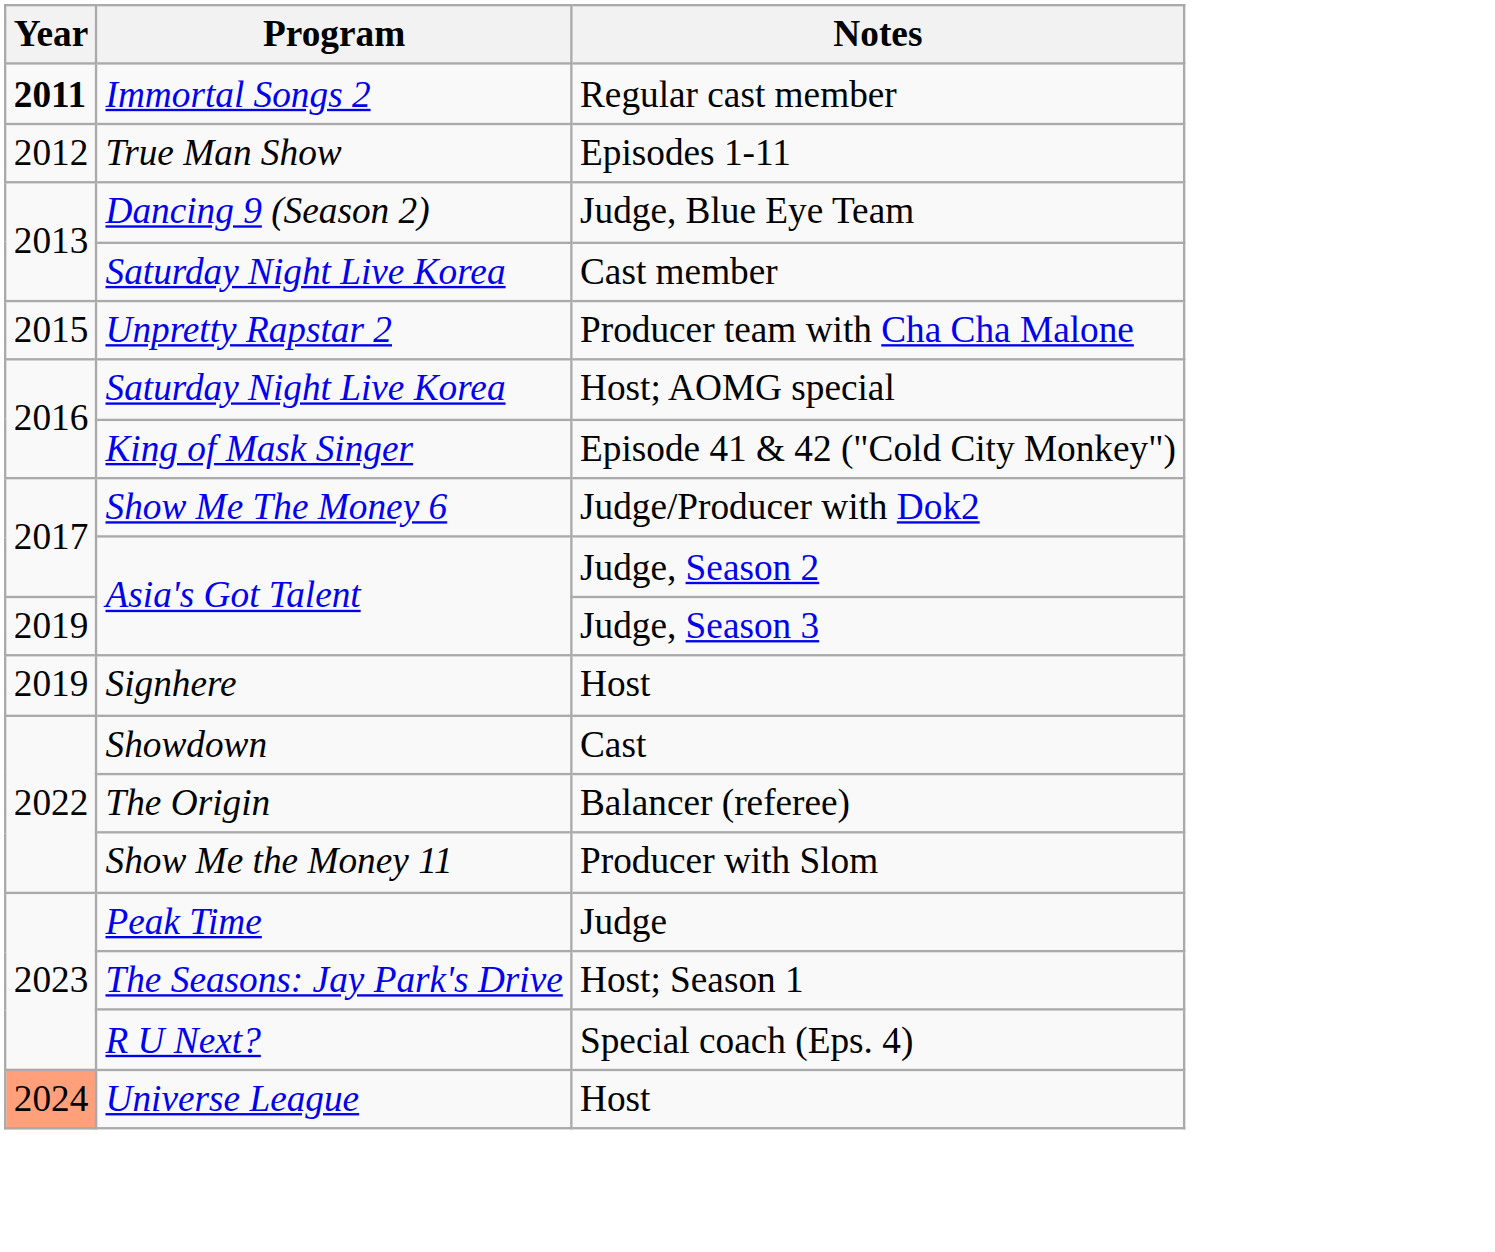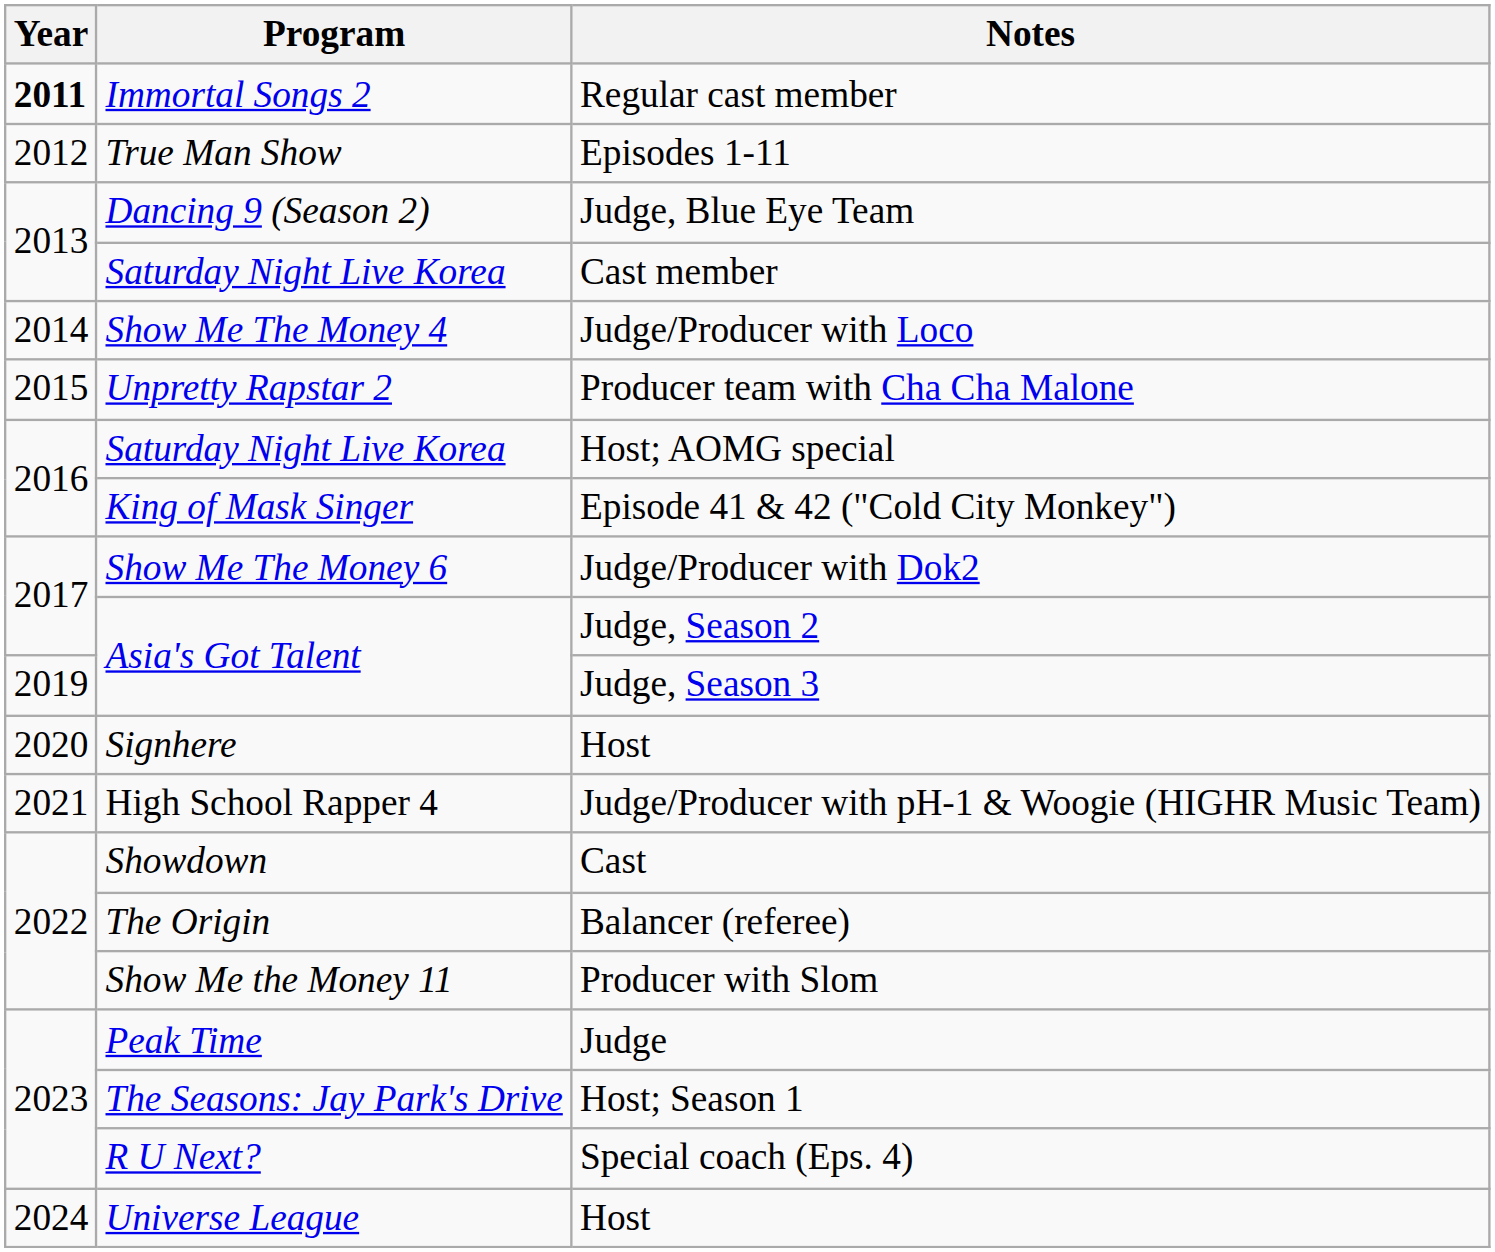+ row: (276, 329)
(51, 684) 2019 -> (51, 743) 2020
+ row: (272, 802)
(51, 1098) lightsalmon background -> (51, 1216) no background
